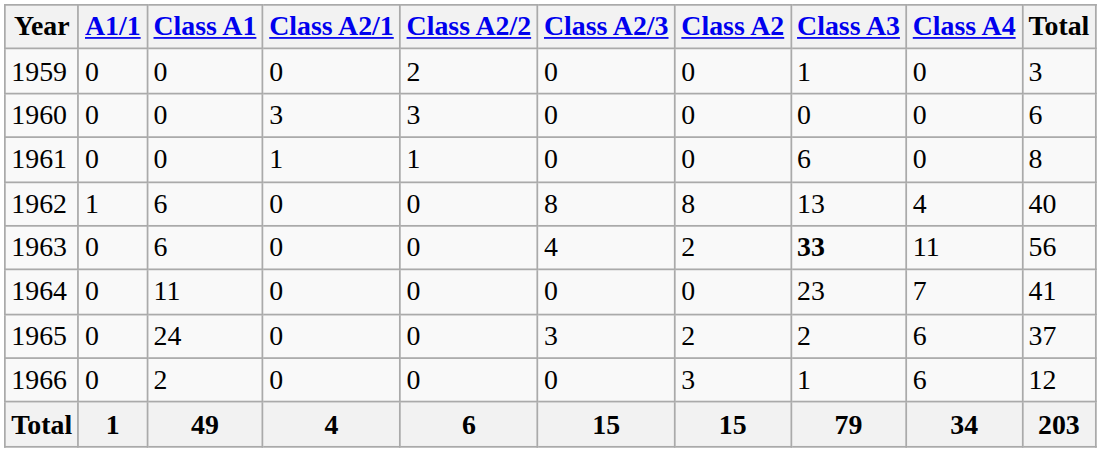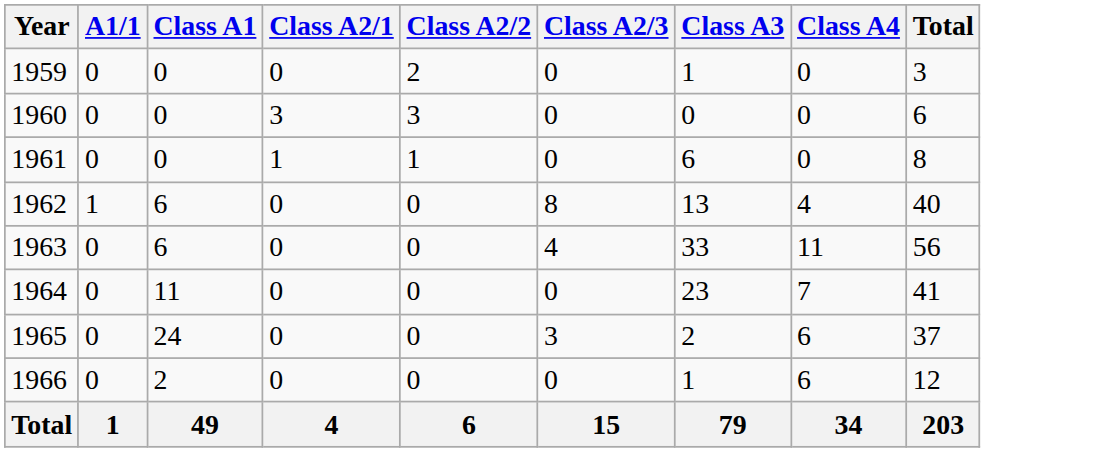- column: (733, 26)
(811, 247) bold -> (695, 247) normal
